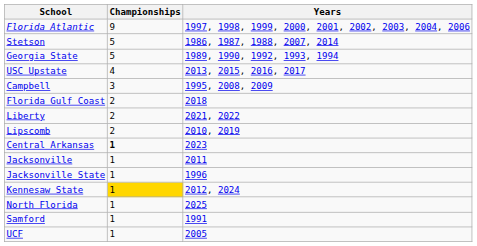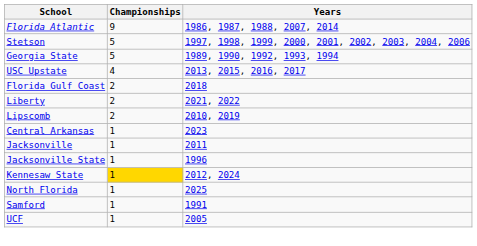(327, 27) 1997, 1998, 1999, 2000, 2001, 2002, 2003, 2004, 2006 -> (262, 27) 1986, 1987, 1988, 2007, 2014
(262, 41) 1986, 1987, 1988, 2007, 2014 -> (327, 41) 1997, 1998, 1999, 2000, 2001, 2002, 2003, 2004, 2006
- row: (28, 86)
(112, 145) bold -> (112, 130) normal
